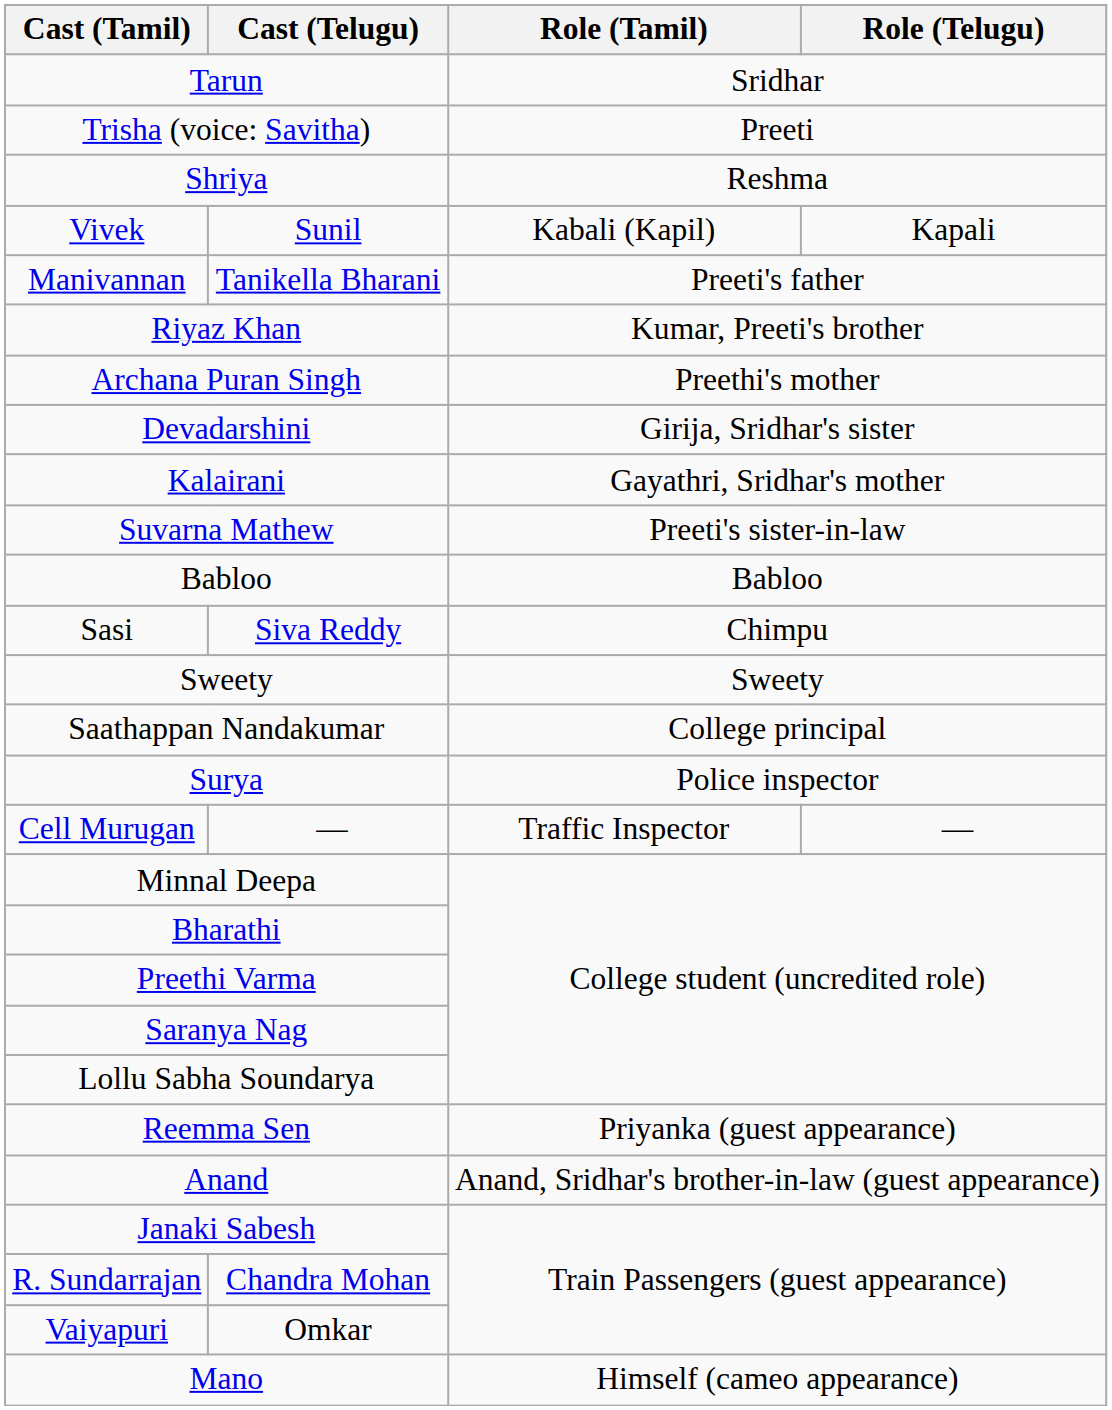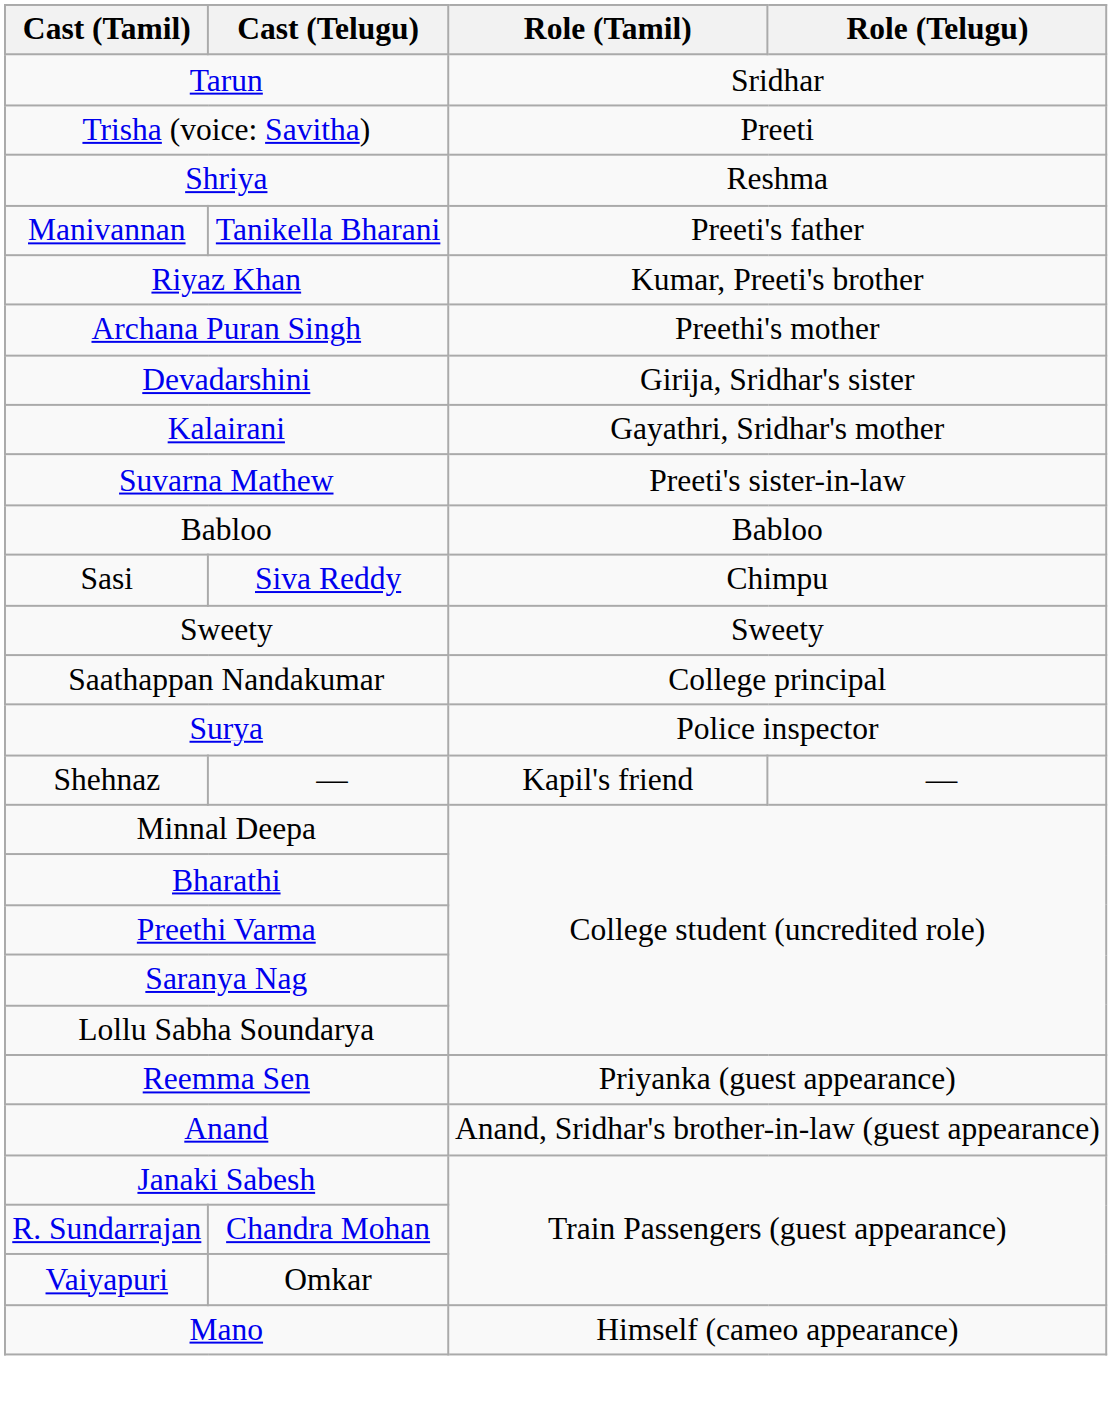- row: (107, 229)
- row: (107, 829)
+ row: (107, 779)
